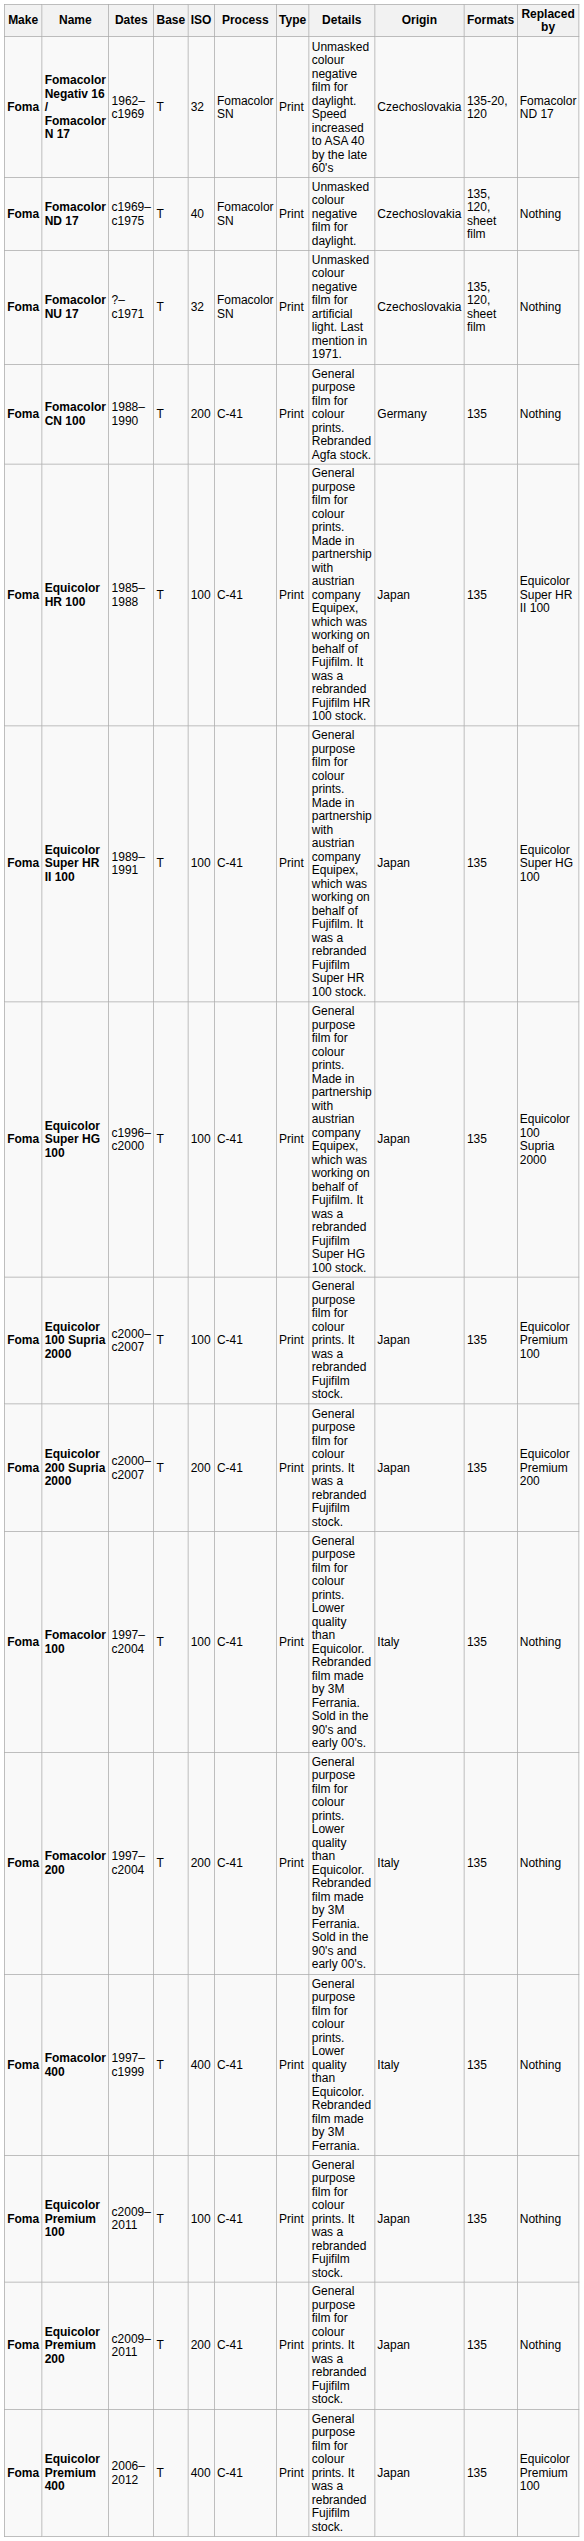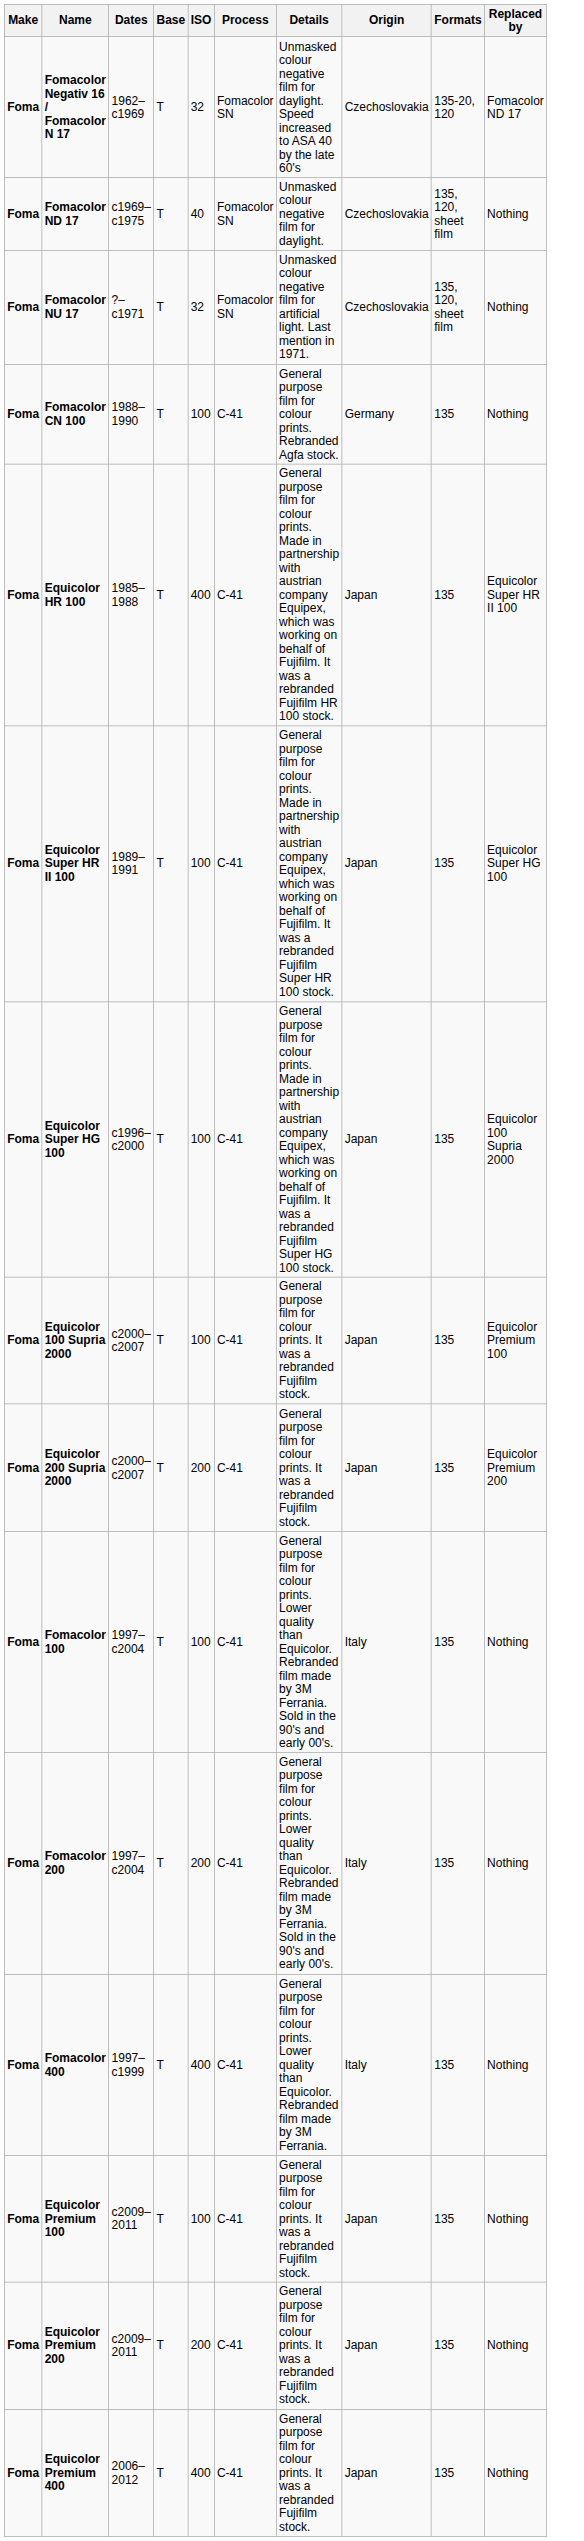- column: (293, 20)
(201, 414) 200 -> (201, 414) 100
(201, 595) 100 -> (201, 595) 400
(545, 2472) Equicolor Premium 100 -> (508, 2472) Nothing
